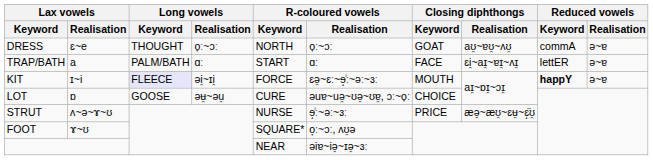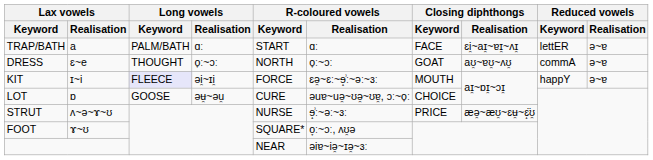rows swapped: (36, 63) <-> (25, 46)
(556, 79) bold -> (555, 79) normal
